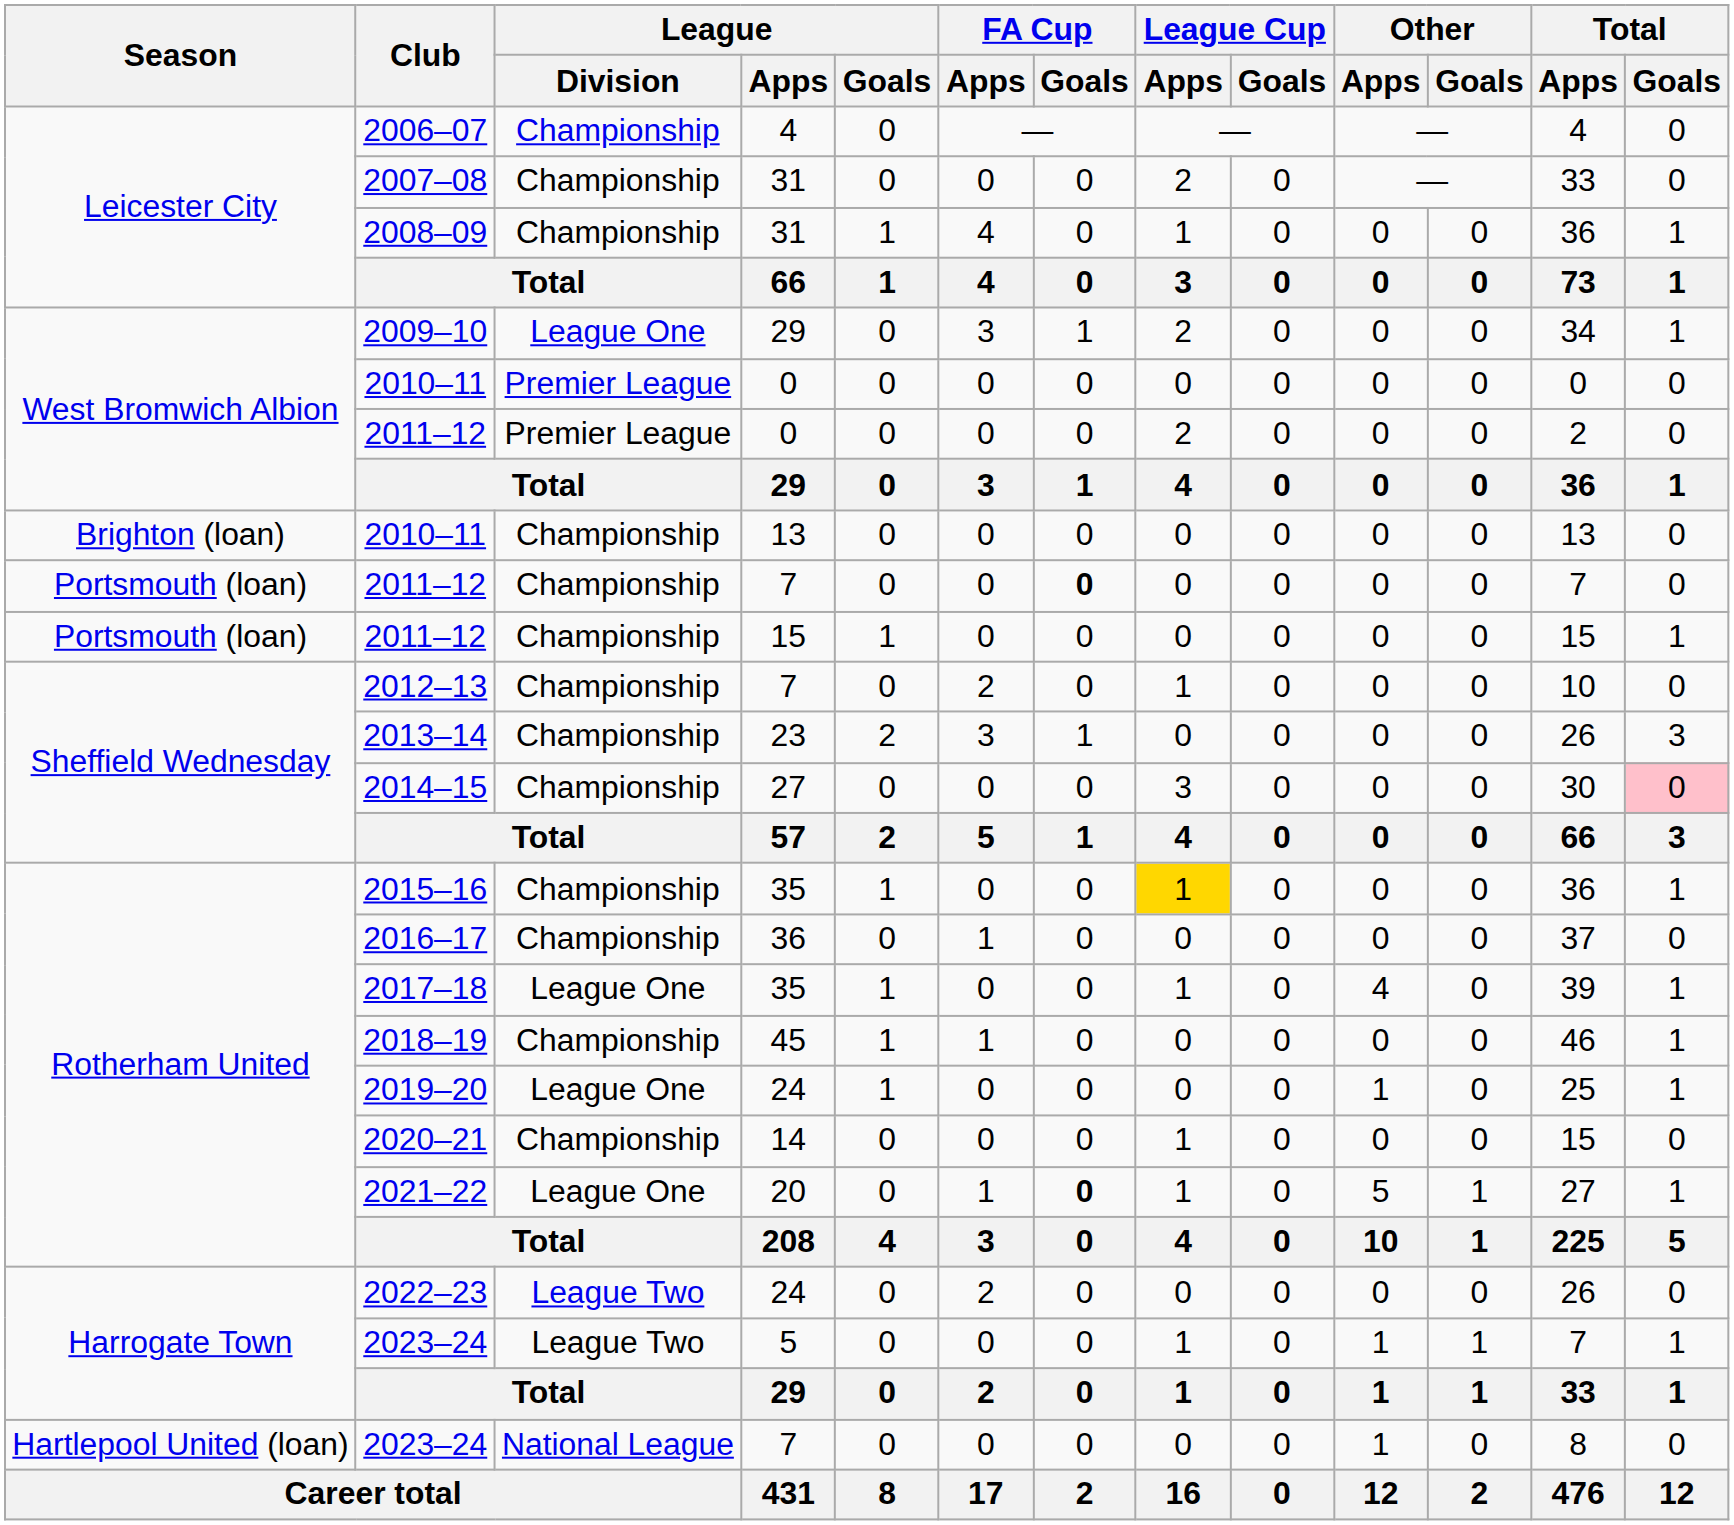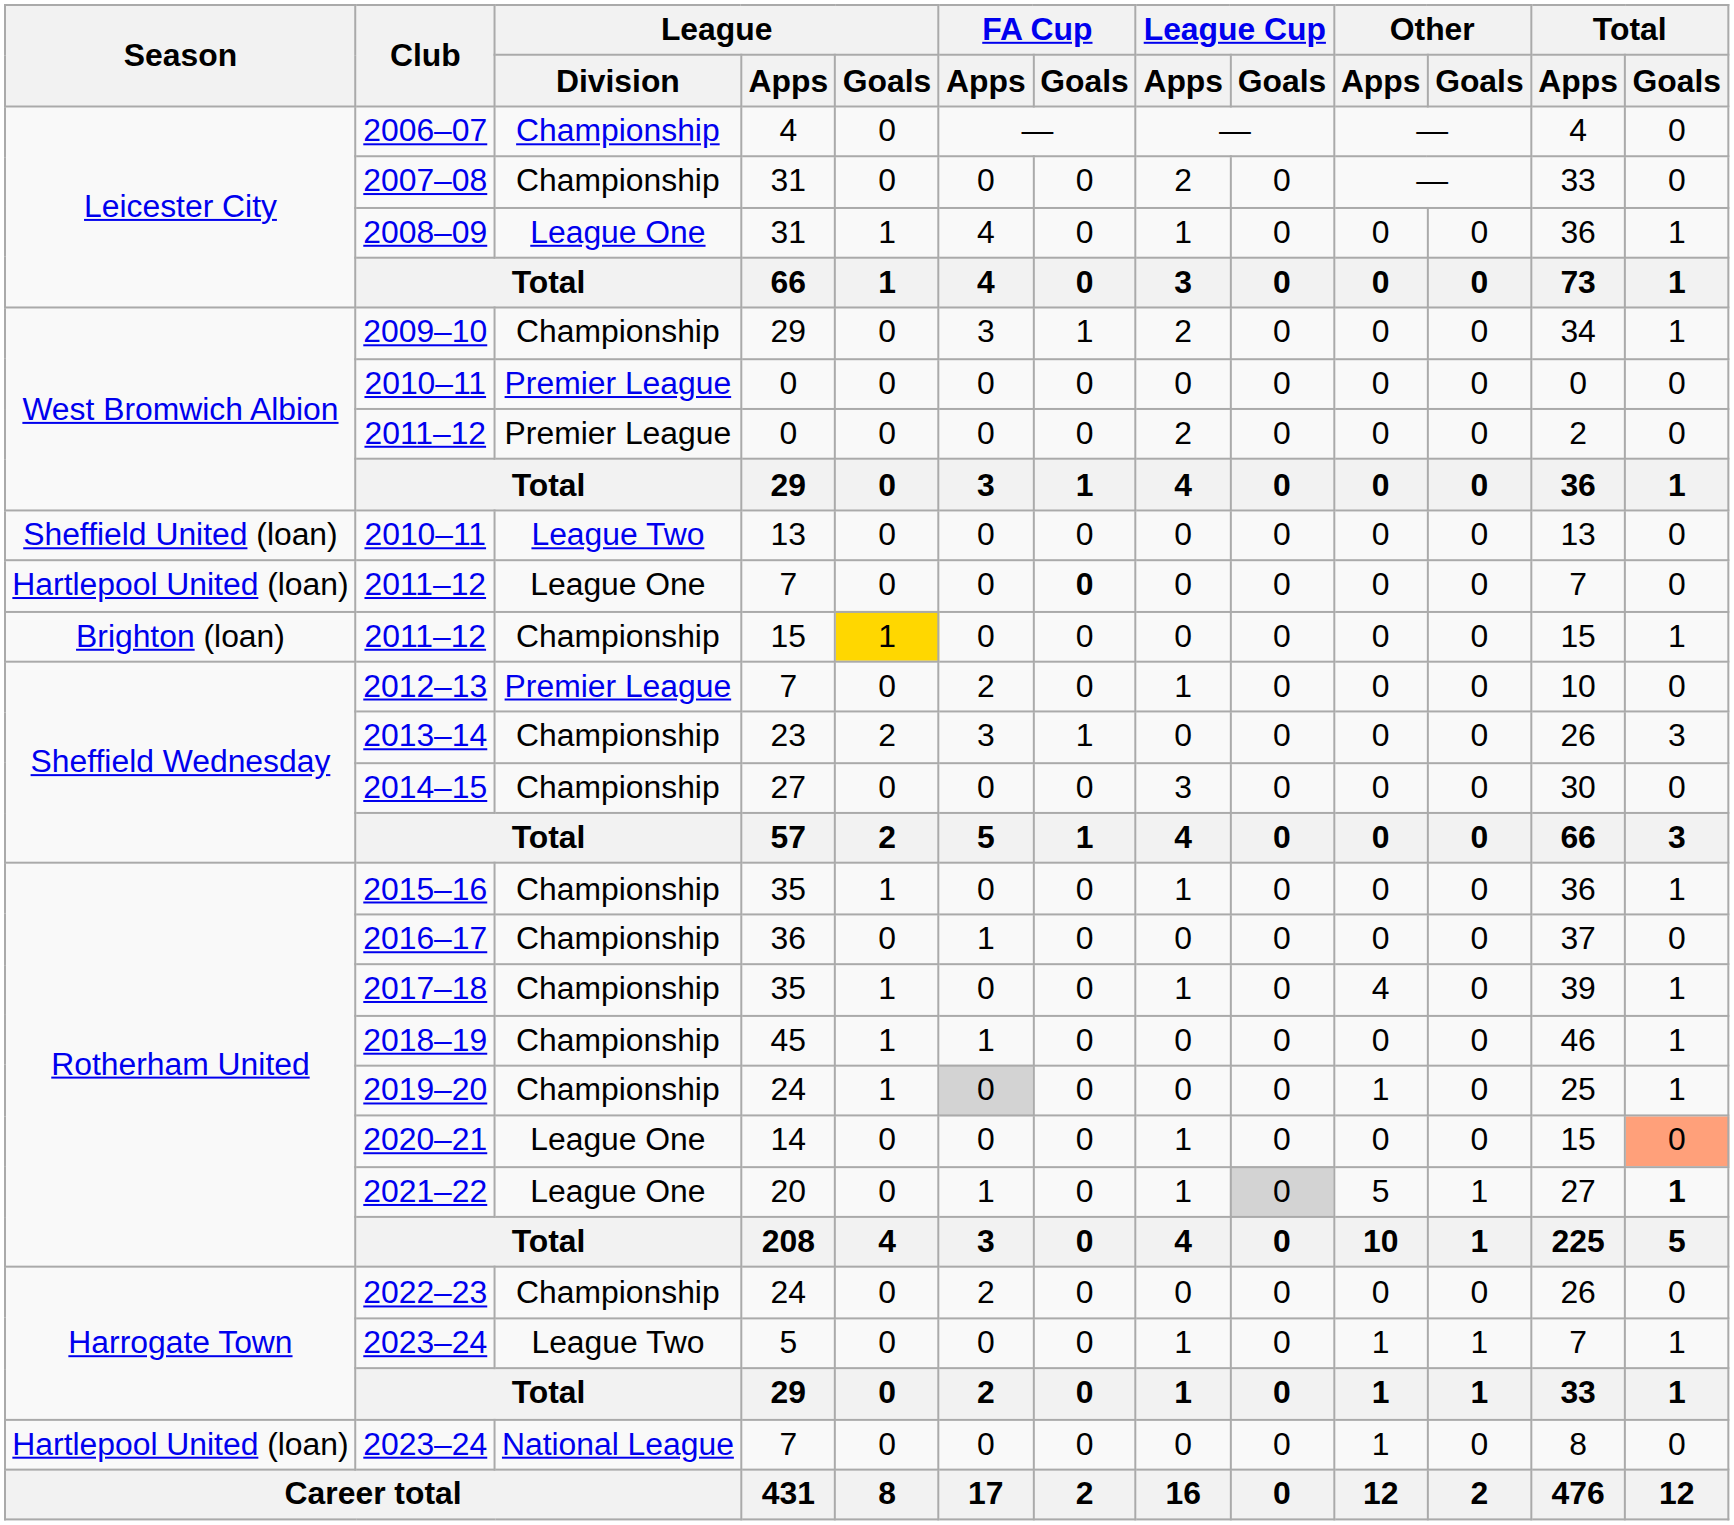(618, 231) Championship -> (618, 231) League One
(618, 332) League One -> (618, 332) Championship
(180, 534) Brighton (loan) -> (180, 534) Sheffield United (loan)
(618, 534) Championship -> (618, 534) League Two
(180, 585) Portsmouth (loan) -> (180, 585) Hartlepool United (loan)
(618, 585) Championship -> (618, 585) League One
(180, 635) Portsmouth (loan) -> (180, 635) Brighton (loan)
(887, 635) no background -> (887, 635) gold background
(618, 686) Championship -> (618, 686) Premier League
(1677, 787) pink background -> (1677, 787) no background
(1183, 888) gold background -> (1183, 888) no background
(618, 989) League One -> (618, 989) Championship
(618, 1090) League One -> (618, 1090) Championship
(986, 1090) no background -> (986, 1090) lightgrey background
(618, 1140) Championship -> (618, 1140) League One
(1677, 1140) no background -> (1677, 1140) lightsalmon background
(1085, 1191) bold -> (1085, 1191) normal
(1282, 1191) no background -> (1282, 1191) lightgrey background
(1677, 1191) normal -> (1677, 1191) bold
(618, 1292) League Two -> (618, 1292) Championship
